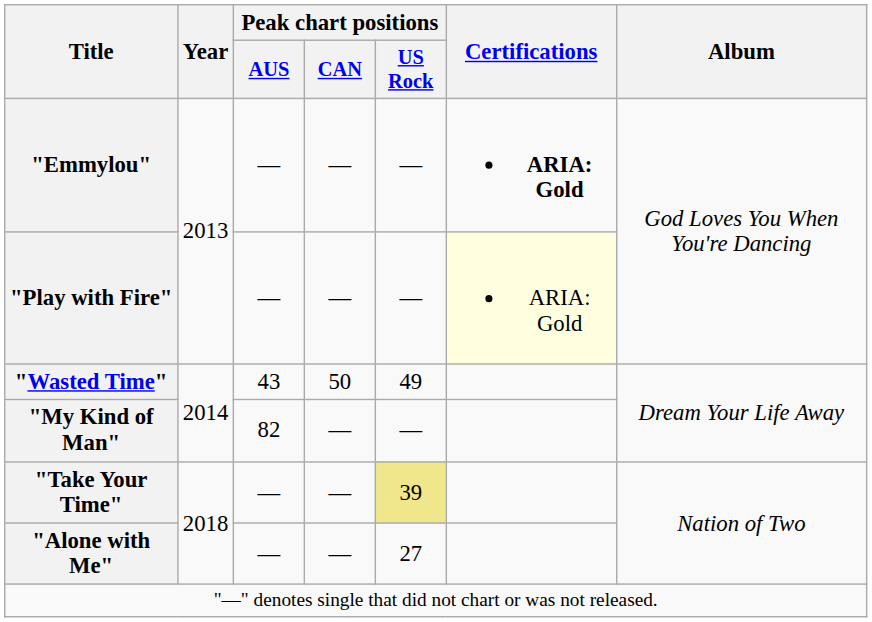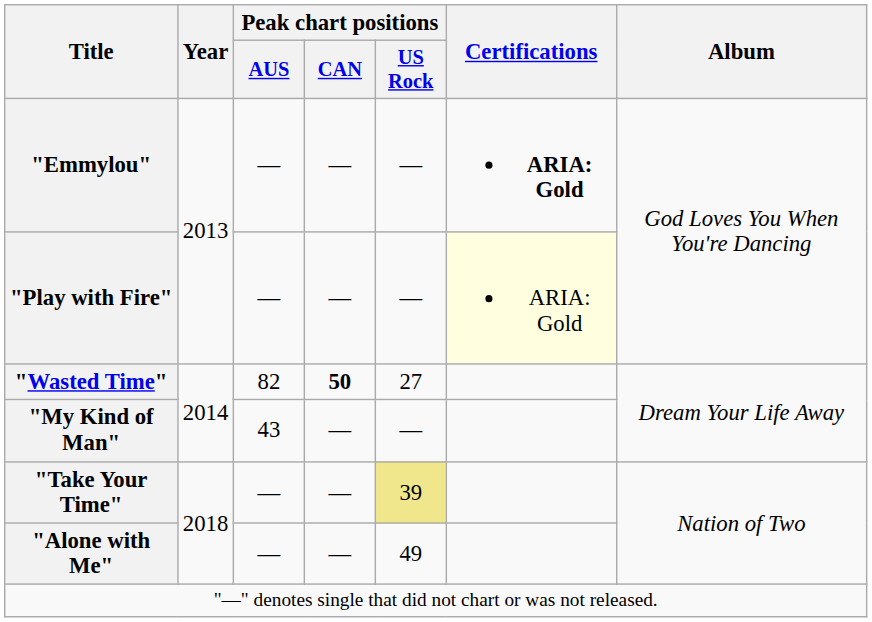(269, 381) 43 -> (269, 381) 82
(340, 381) normal -> (340, 381) bold
(411, 381) 49 -> (411, 381) 27
(269, 430) 82 -> (269, 430) 43
(411, 553) 27 -> (411, 553) 49
